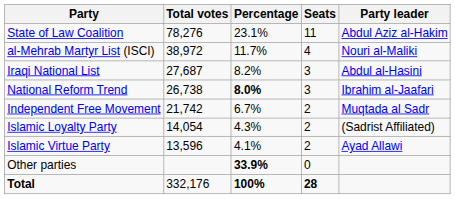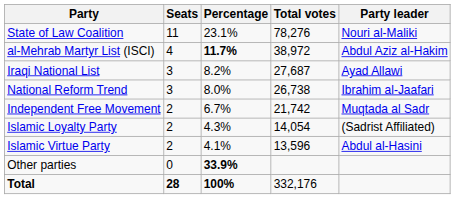columns swapped: (197, 14) <-> (320, 14)
(395, 33) Abdul Aziz al-Hakim -> (379, 33) Nouri al-Maliki
(250, 52) normal -> (220, 52) bold
(379, 52) Nouri al-Maliki -> (395, 52) Abdul Aziz al-Hakim
(382, 71) Abdul al-Hasini -> (372, 71) Ayad Allawi
(248, 90) bold -> (217, 90) normal
(372, 146) Ayad Allawi -> (382, 146) Abdul al-Hasini
